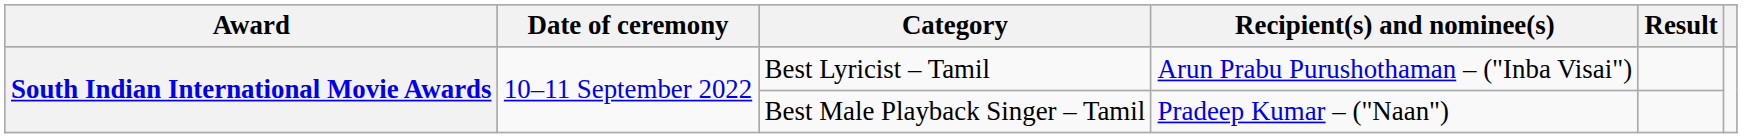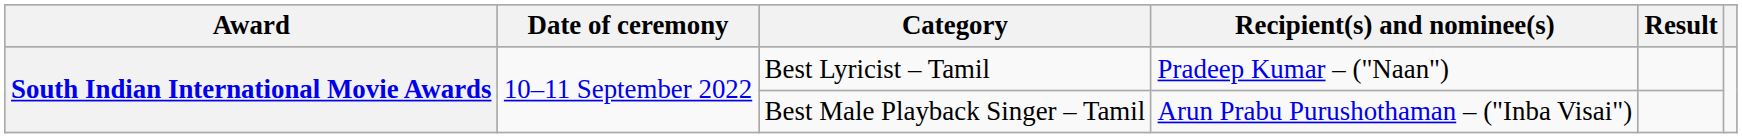(1395, 68) Arun Prabu Purushothaman – ("Inba Visai") -> (1303, 68) Pradeep Kumar – ("Naan")
(1303, 111) Pradeep Kumar – ("Naan") -> (1395, 111) Arun Prabu Purushothaman – ("Inba Visai")
